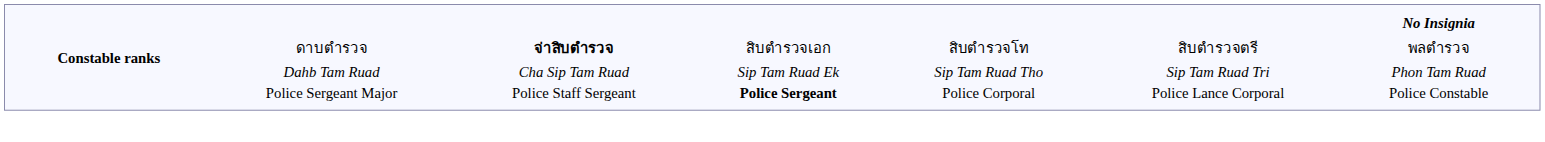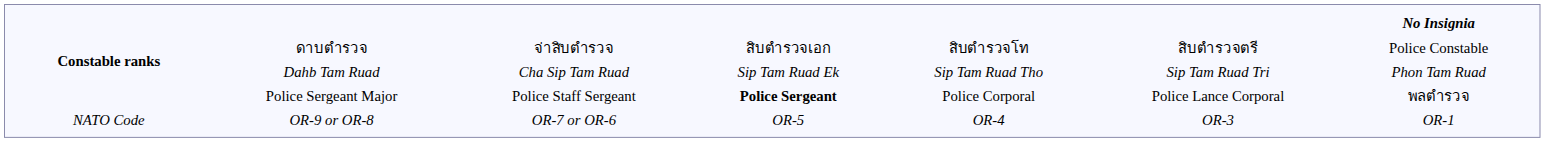(574, 47) bold -> (574, 47) normal
(1439, 47) พลตำรวจ -> (1439, 47) Police Constable
(1439, 93) Police Constable -> (1439, 96) พลตำรวจ
+ row: (332, 120)
